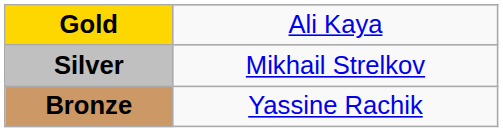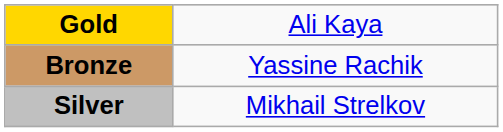rows swapped: (89, 65) <-> (89, 106)
